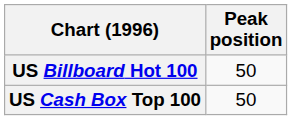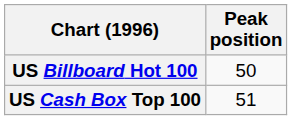(246, 99) 50 -> (246, 99) 51
